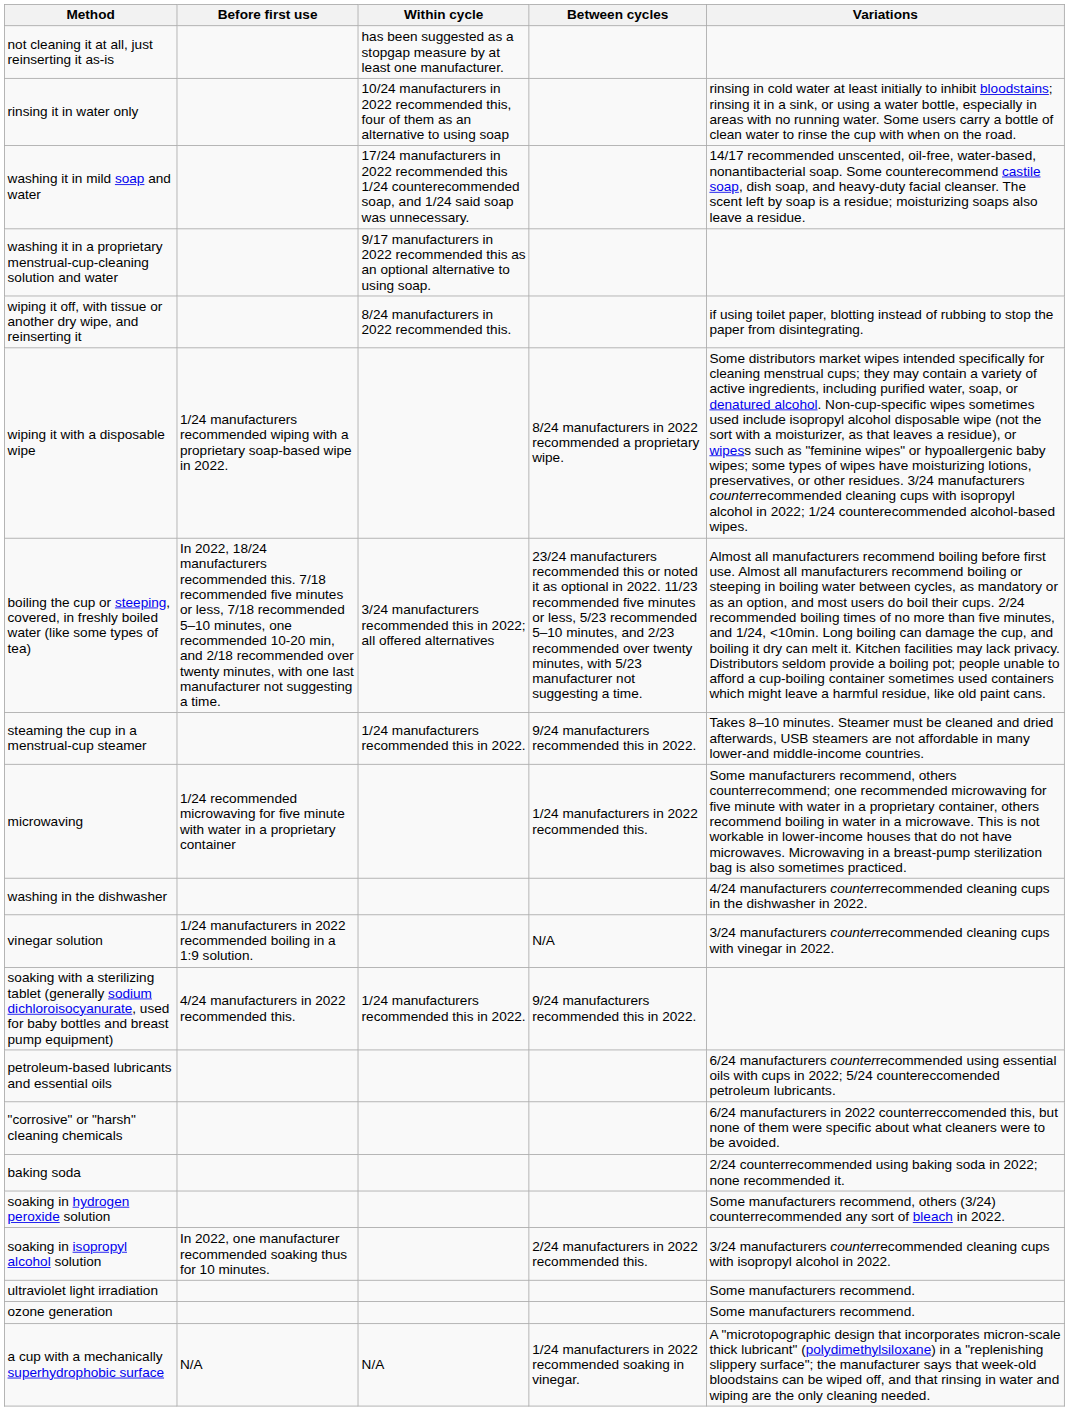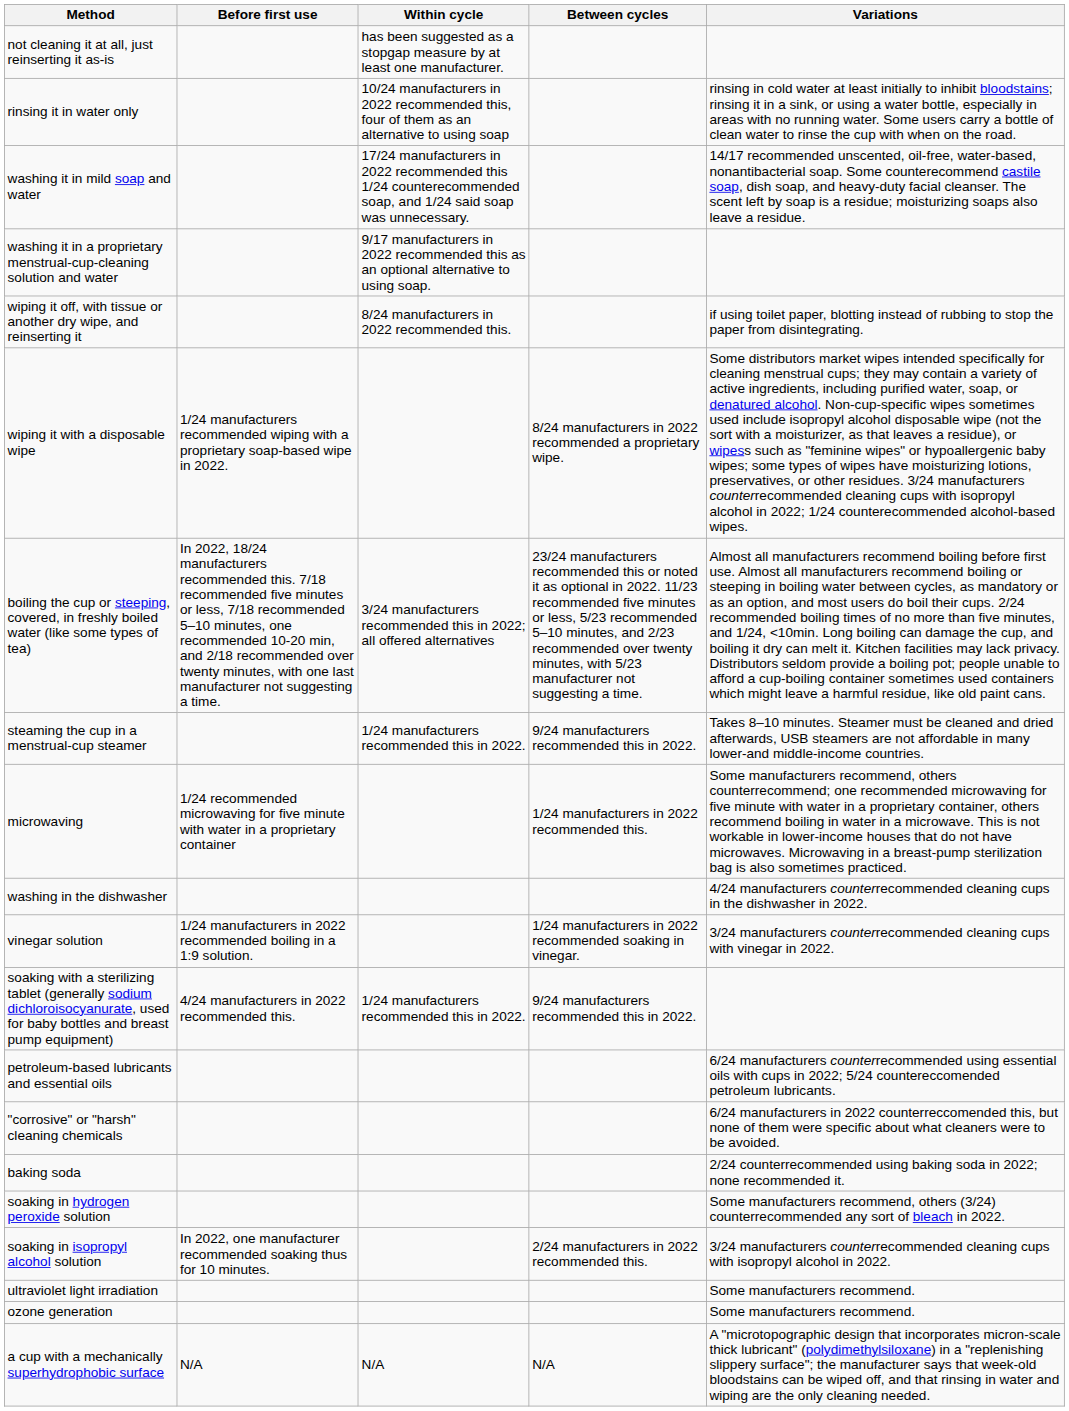(544, 941) N/A -> (615, 941) 1/24 manufacturers in 2022 recommended soaking in vinegar.
(615, 1364) 1/24 manufacturers in 2022 recommended soaking in vinegar. -> (544, 1364) N/A
